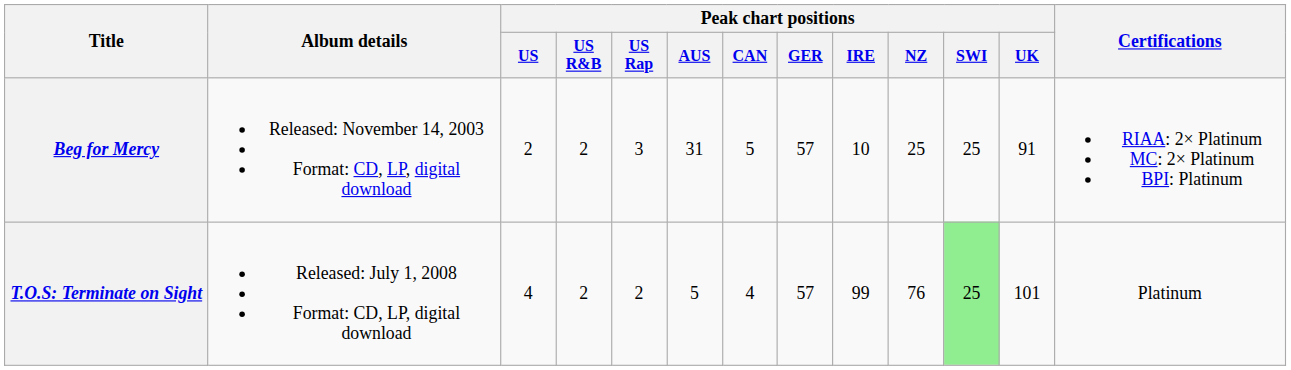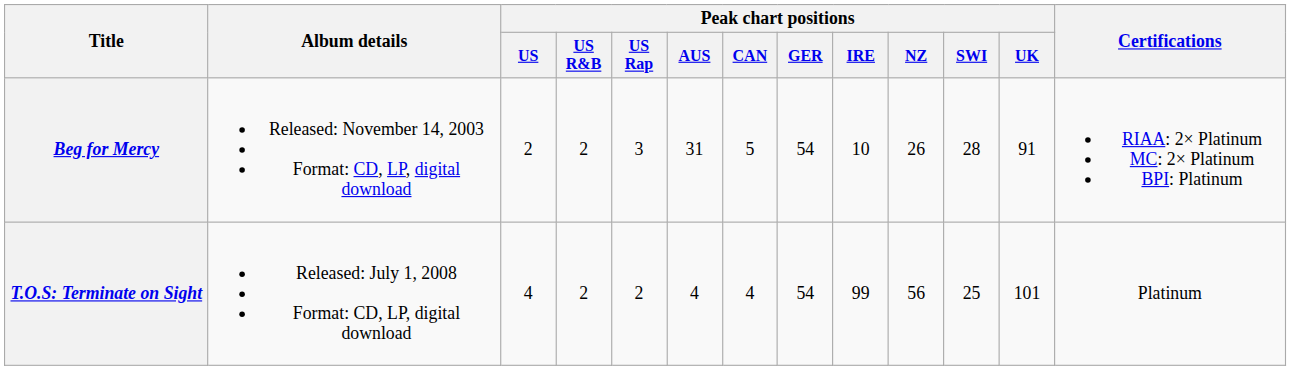(805, 149) 57 -> (805, 149) 54
(916, 149) 25 -> (916, 149) 26
(972, 149) 25 -> (972, 149) 28
(694, 293) 5 -> (694, 293) 4
(805, 293) 57 -> (805, 293) 54
(916, 293) 76 -> (916, 293) 56
(972, 293) lightgreen background -> (972, 293) no background
